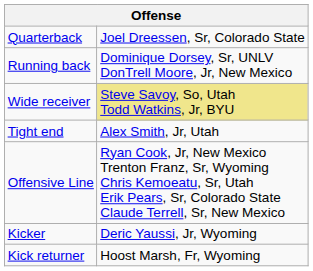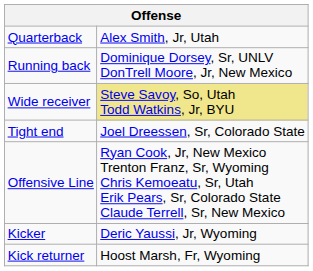(202, 37) Joel Dreessen, Sr, Colorado State -> (160, 37) Alex Smith, Jr, Utah
(160, 131) Alex Smith, Jr, Utah -> (202, 131) Joel Dreessen, Sr, Colorado State
